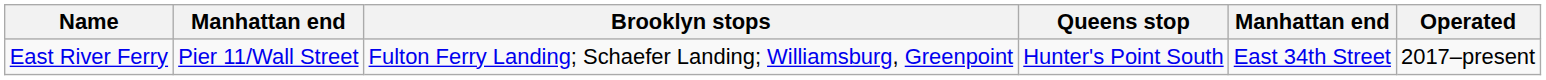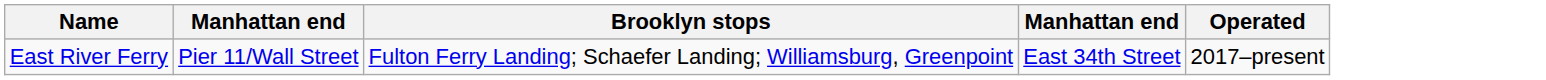- column: (1123, 21)
